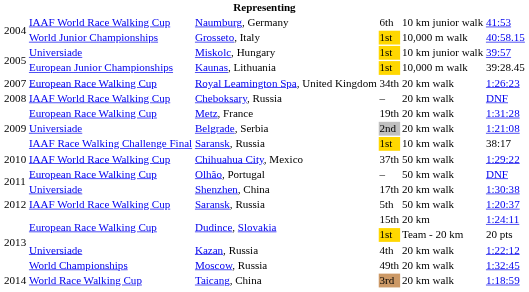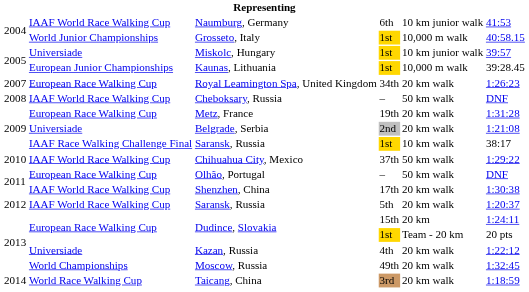(428, 98) 20 km walk -> (428, 98) 50 km walk
(56, 189) Universiade -> (100, 189) IAAF World Race Walking Cup
(428, 204) 50 km walk -> (428, 204) 20 km walk
